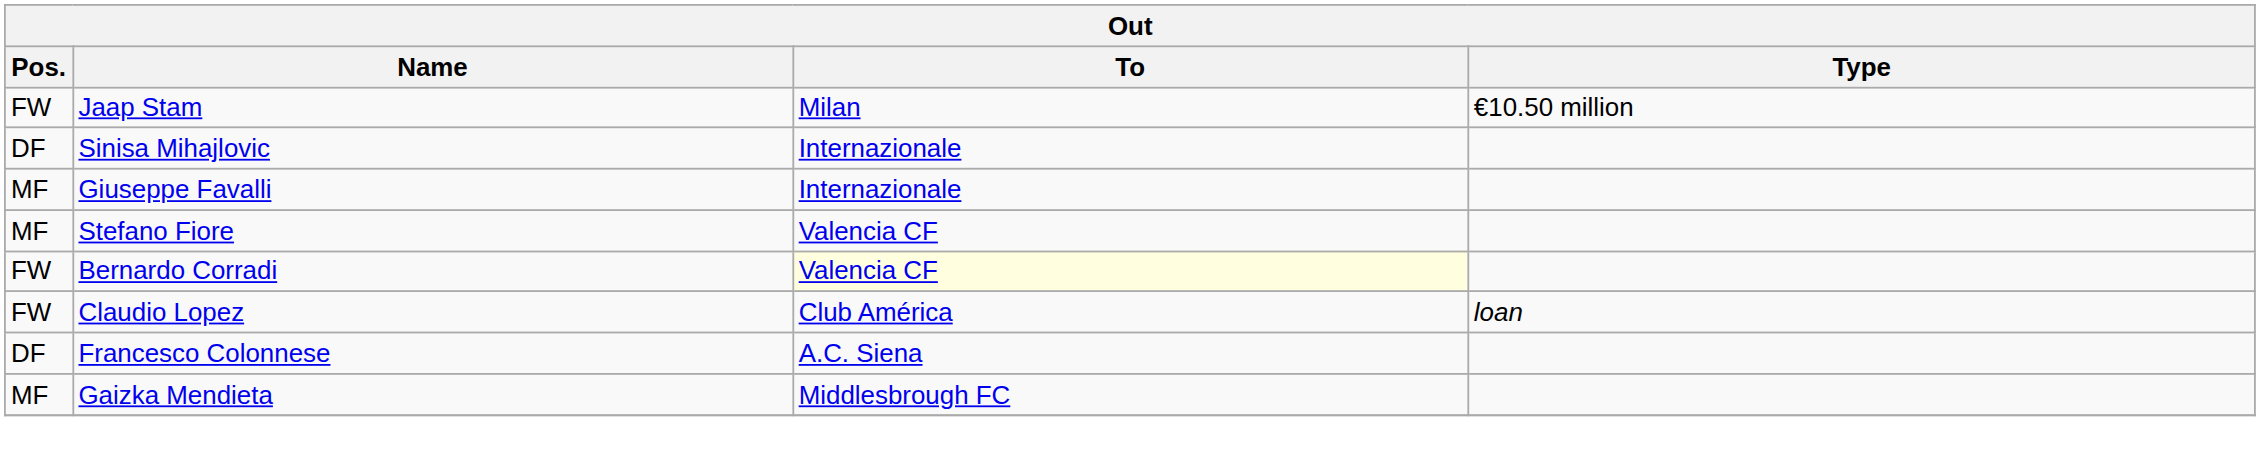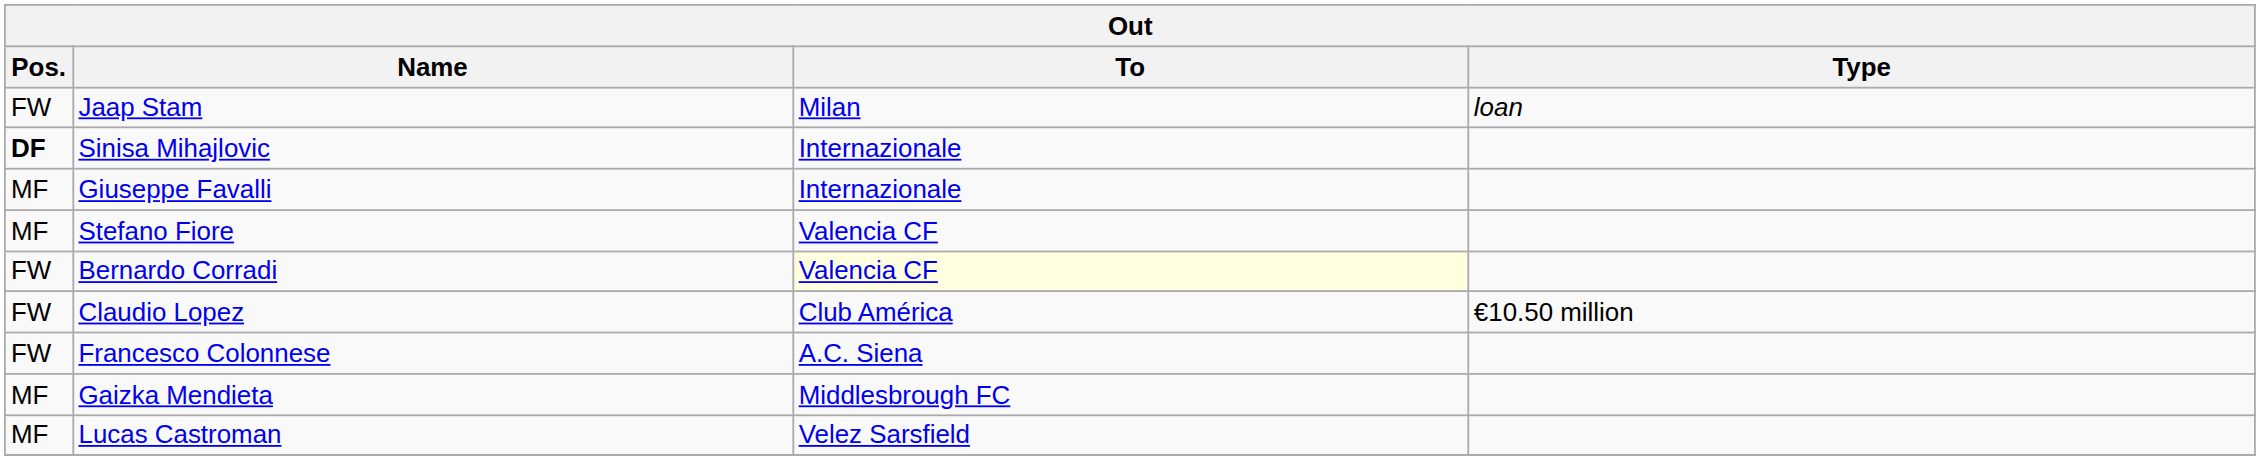(1554, 108) €10.50 million -> (1498, 108) loan
(28, 149) normal -> (28, 149) bold
(1498, 312) loan -> (1554, 312) €10.50 million
(28, 353) DF -> (31, 353) FW
+ row: (180, 435)
